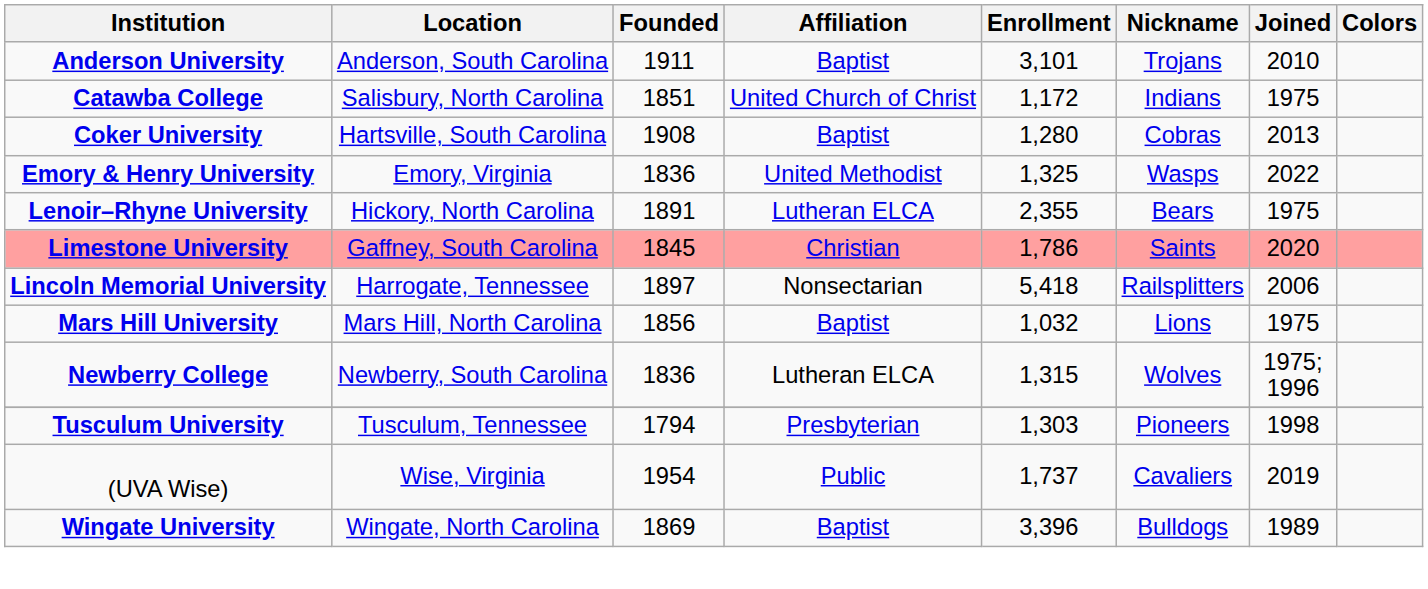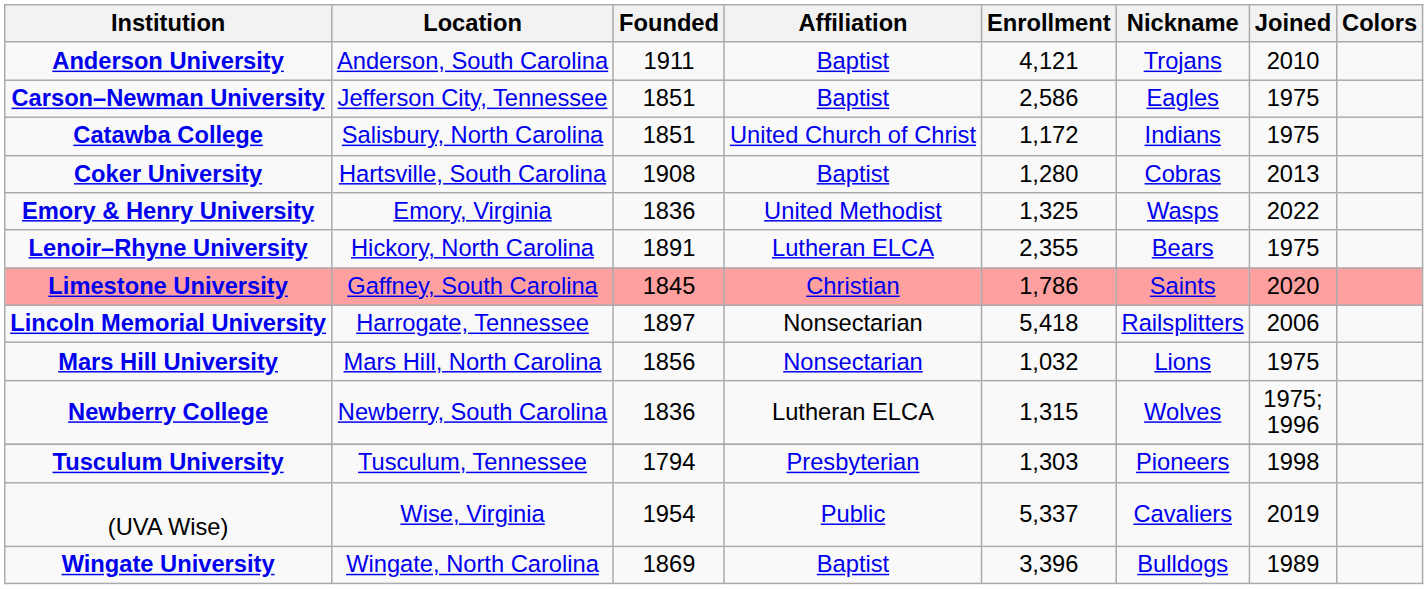(1049, 60) 3,101 -> (1049, 60) 4,121
+ row: (168, 98)
(853, 323) Baptist -> (853, 361) Nonsectarian
(1049, 476) 1,737 -> (1049, 513) 5,337
